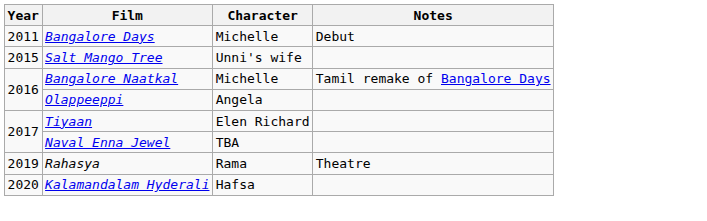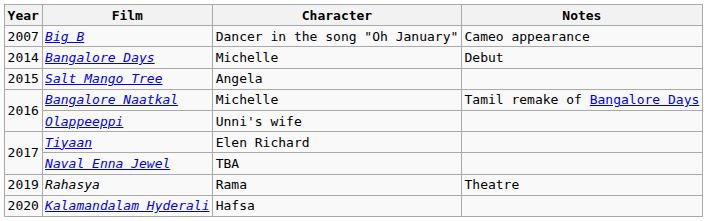+ row: (65, 36)
(23, 36) 2011 -> (23, 57) 2014
(259, 57) Unni's wife -> (239, 79) Angela
(239, 100) Angela -> (259, 121) Unni's wife
